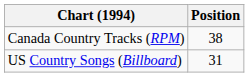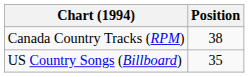(216, 60) 31 -> (216, 60) 35
